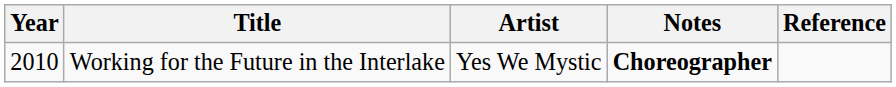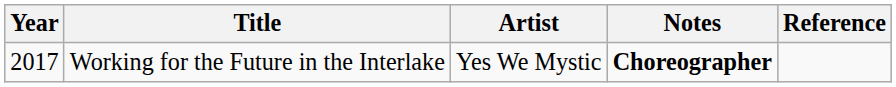(34, 61) 2010 -> (34, 61) 2017
